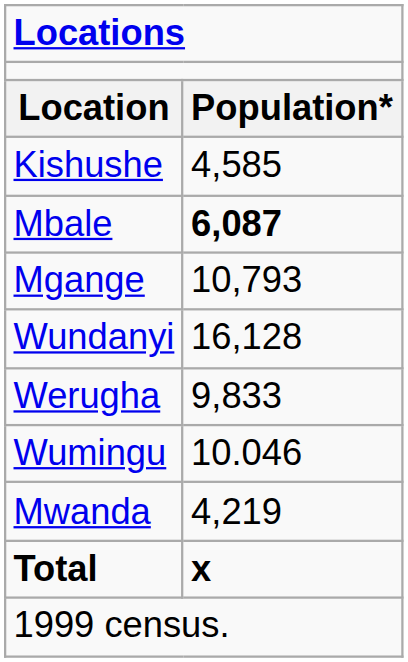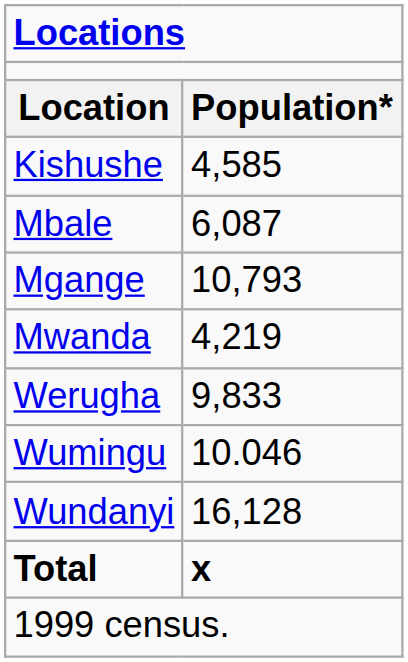(237, 222) bold -> (237, 222) normal
rows swapped: (82, 510) <-> (94, 338)
